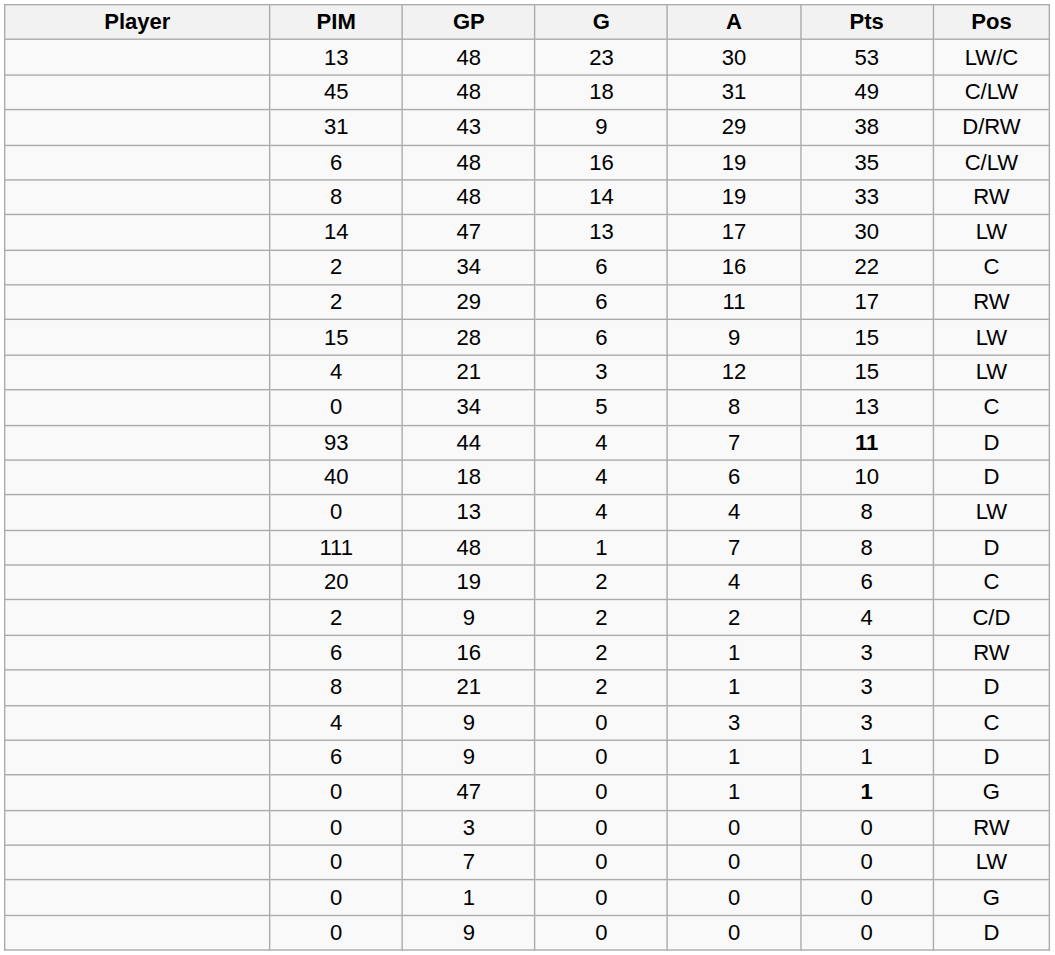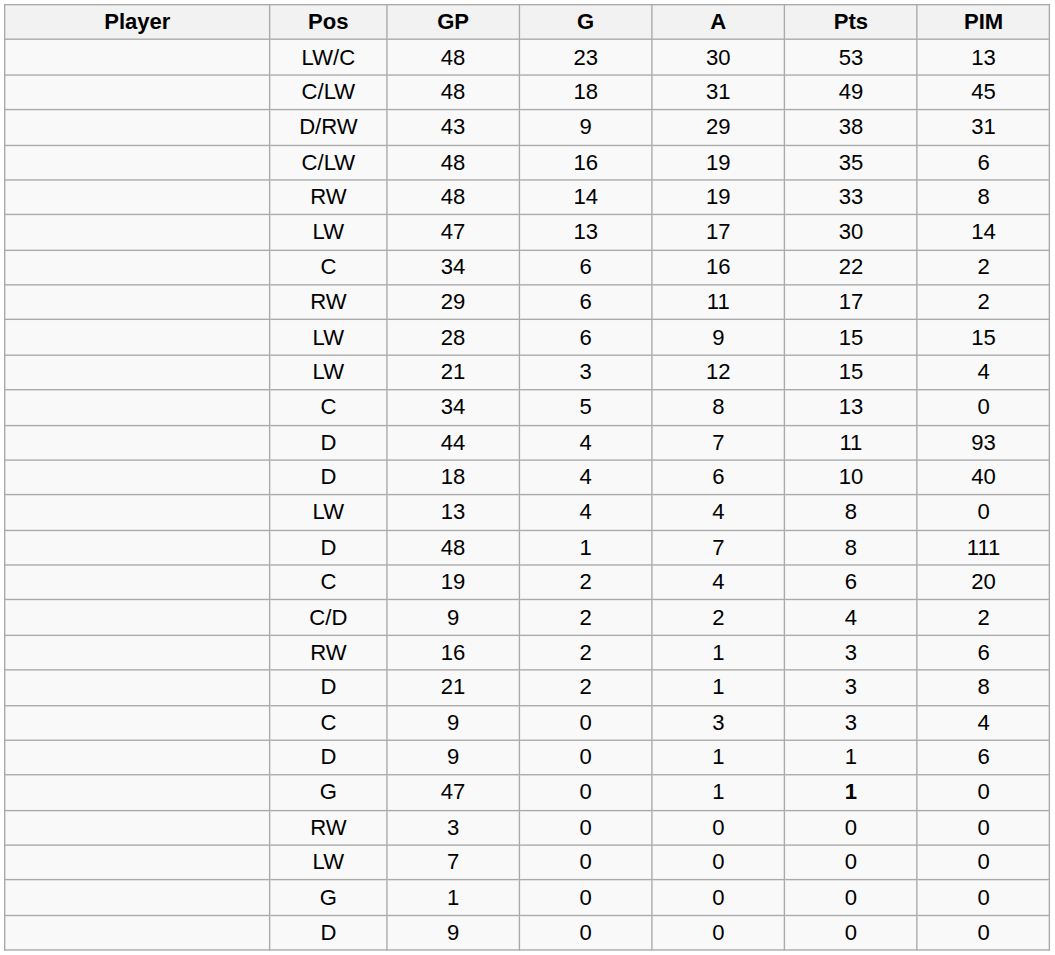columns swapped: (991, 22) <-> (336, 22)
(867, 442) bold -> (851, 442) normal
